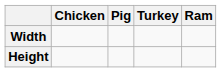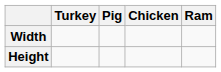columns swapped: (80, 15) <-> (158, 15)
